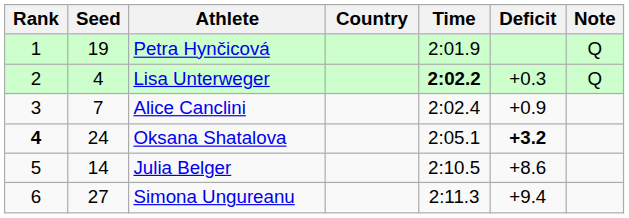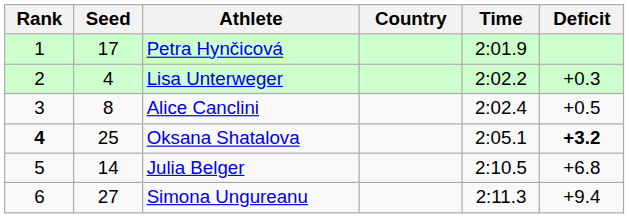- column: (595, 19)
(98, 49) 19 -> (108, 49) 17
(454, 78) bold -> (501, 78) normal
(98, 108) 7 -> (108, 108) 8
(528, 108) +0.9 -> (582, 108) +0.5
(98, 138) 24 -> (108, 138) 25
(528, 167) +8.6 -> (582, 167) +6.8
